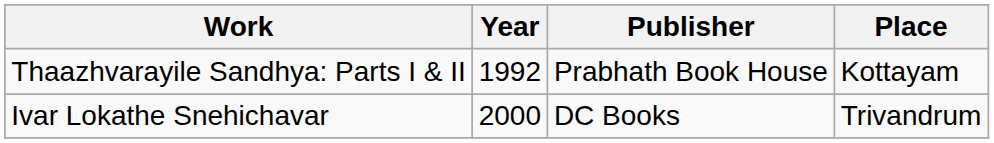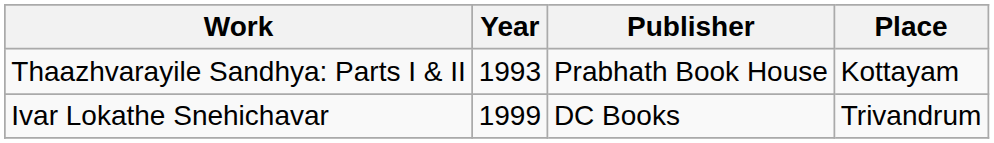(510, 71) 1992 -> (510, 71) 1993
(510, 115) 2000 -> (510, 115) 1999
